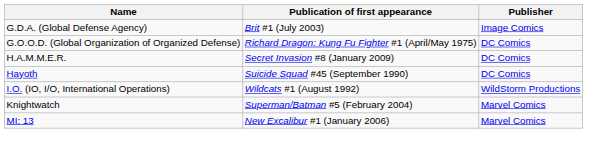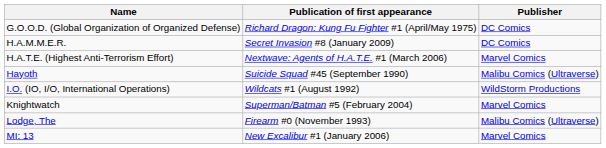- row: (77, 27)
+ row: (90, 58)
(506, 74) DC Comics -> (540, 74) Malibu Comics (Ultraverse)
+ row: (31, 120)
